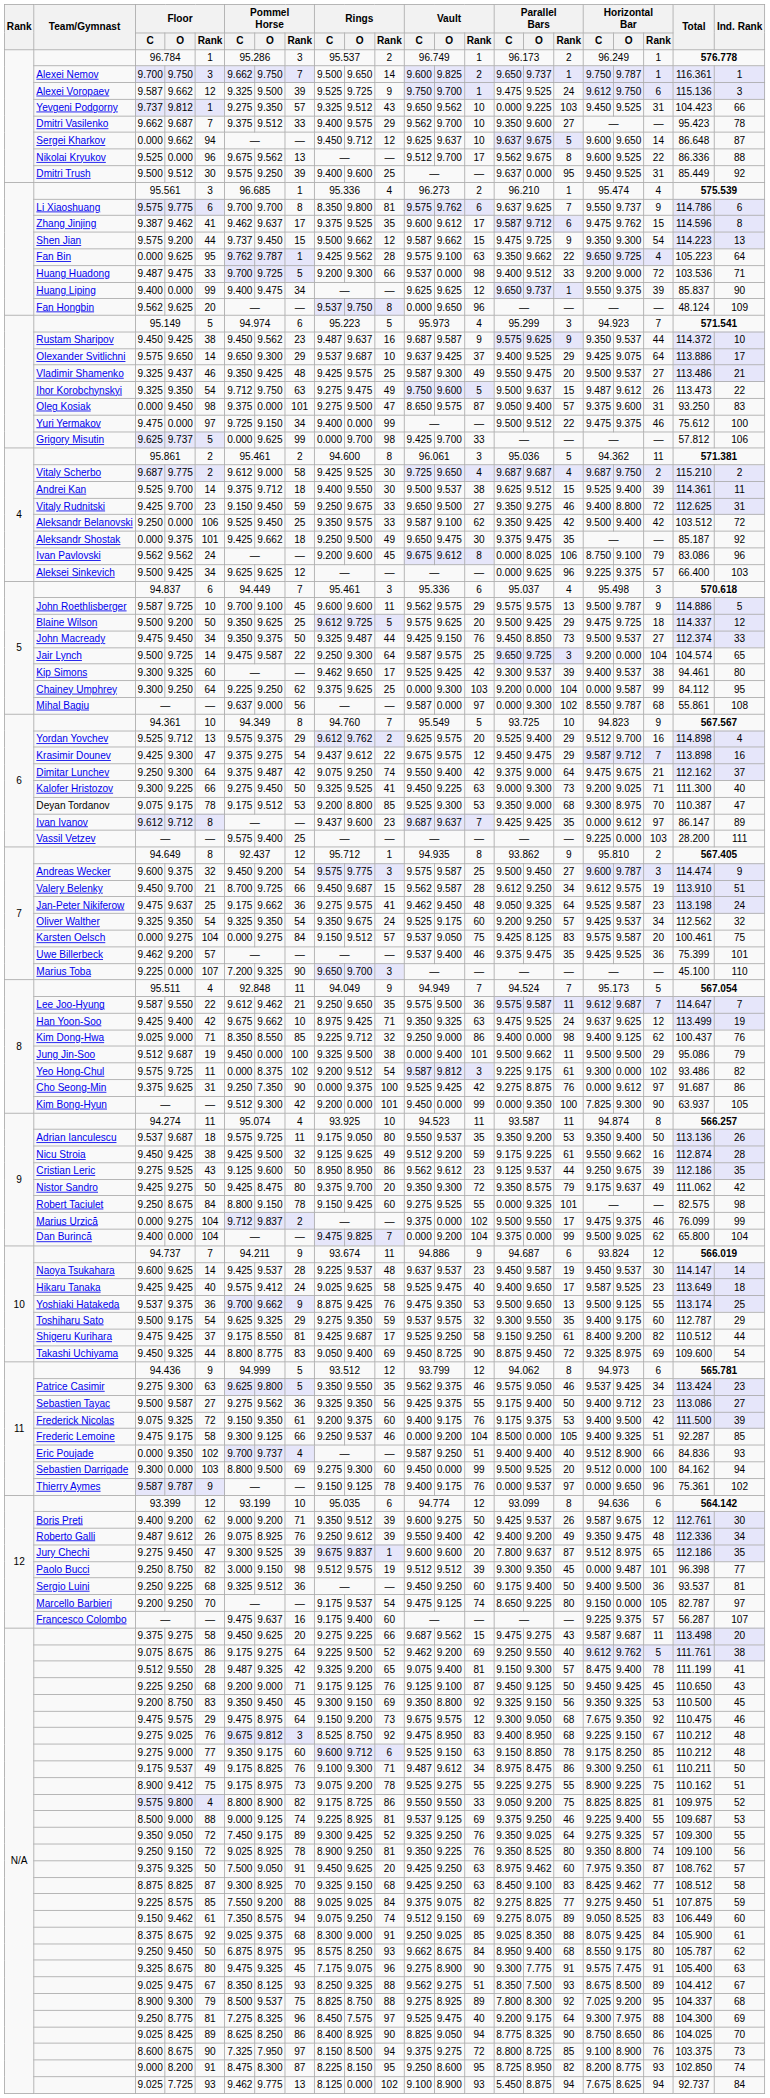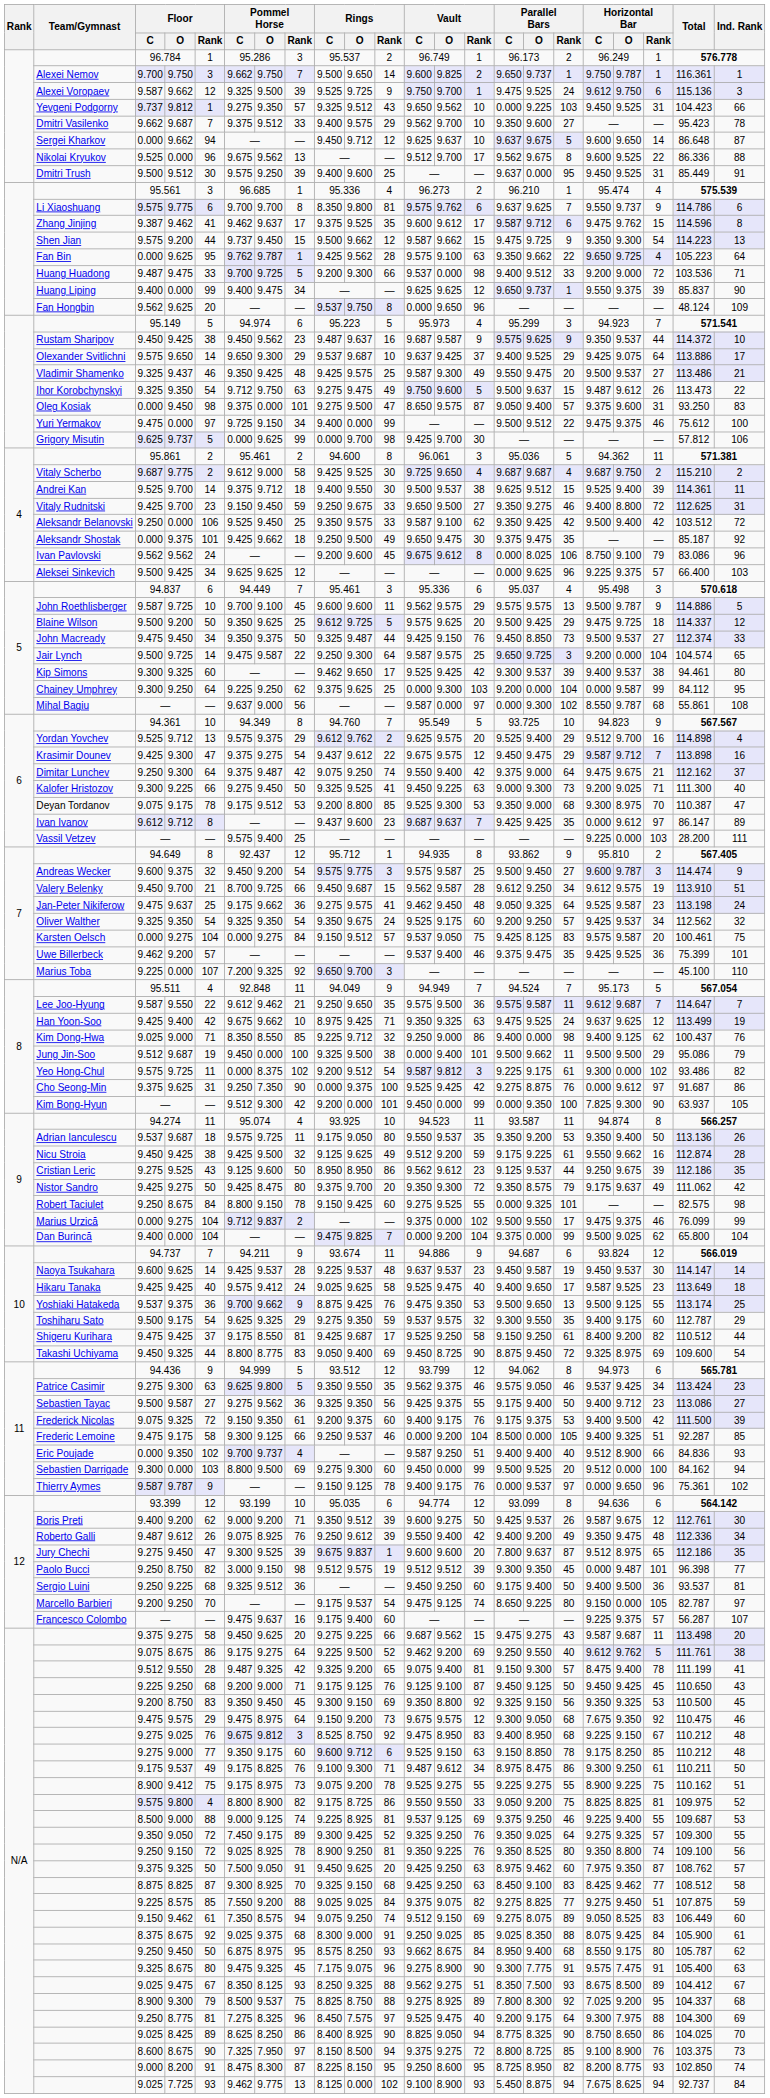(740, 174) 92 -> (740, 174) 91
(479, 440) 33 -> (479, 440) 30
(300, 972) 90 -> (300, 972) 92
